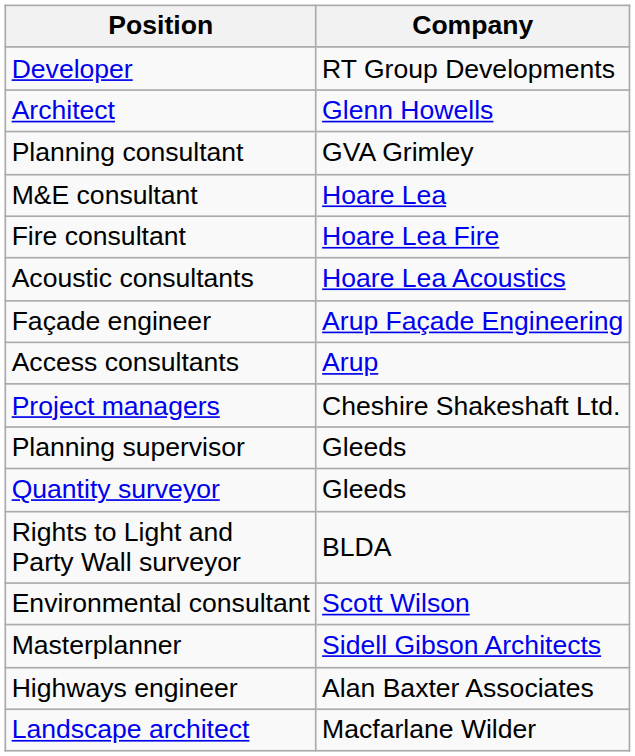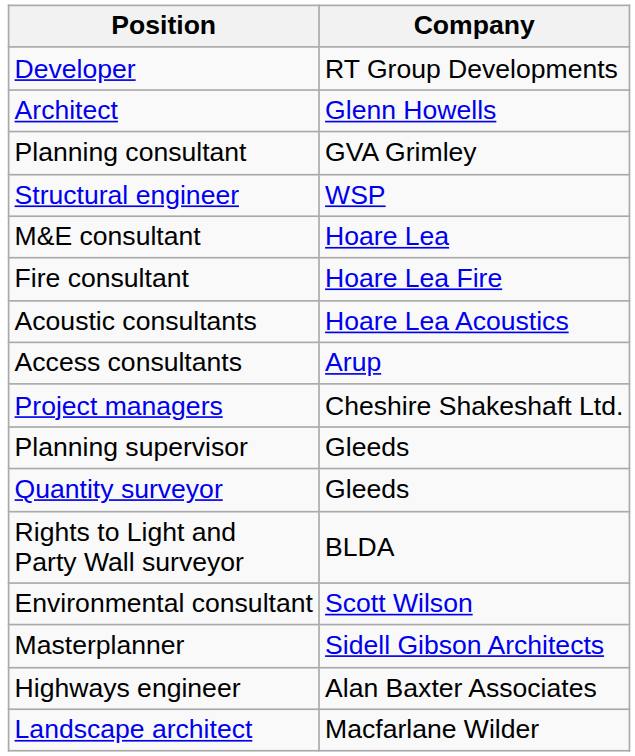+ row: (127, 194)
- row: (111, 320)
